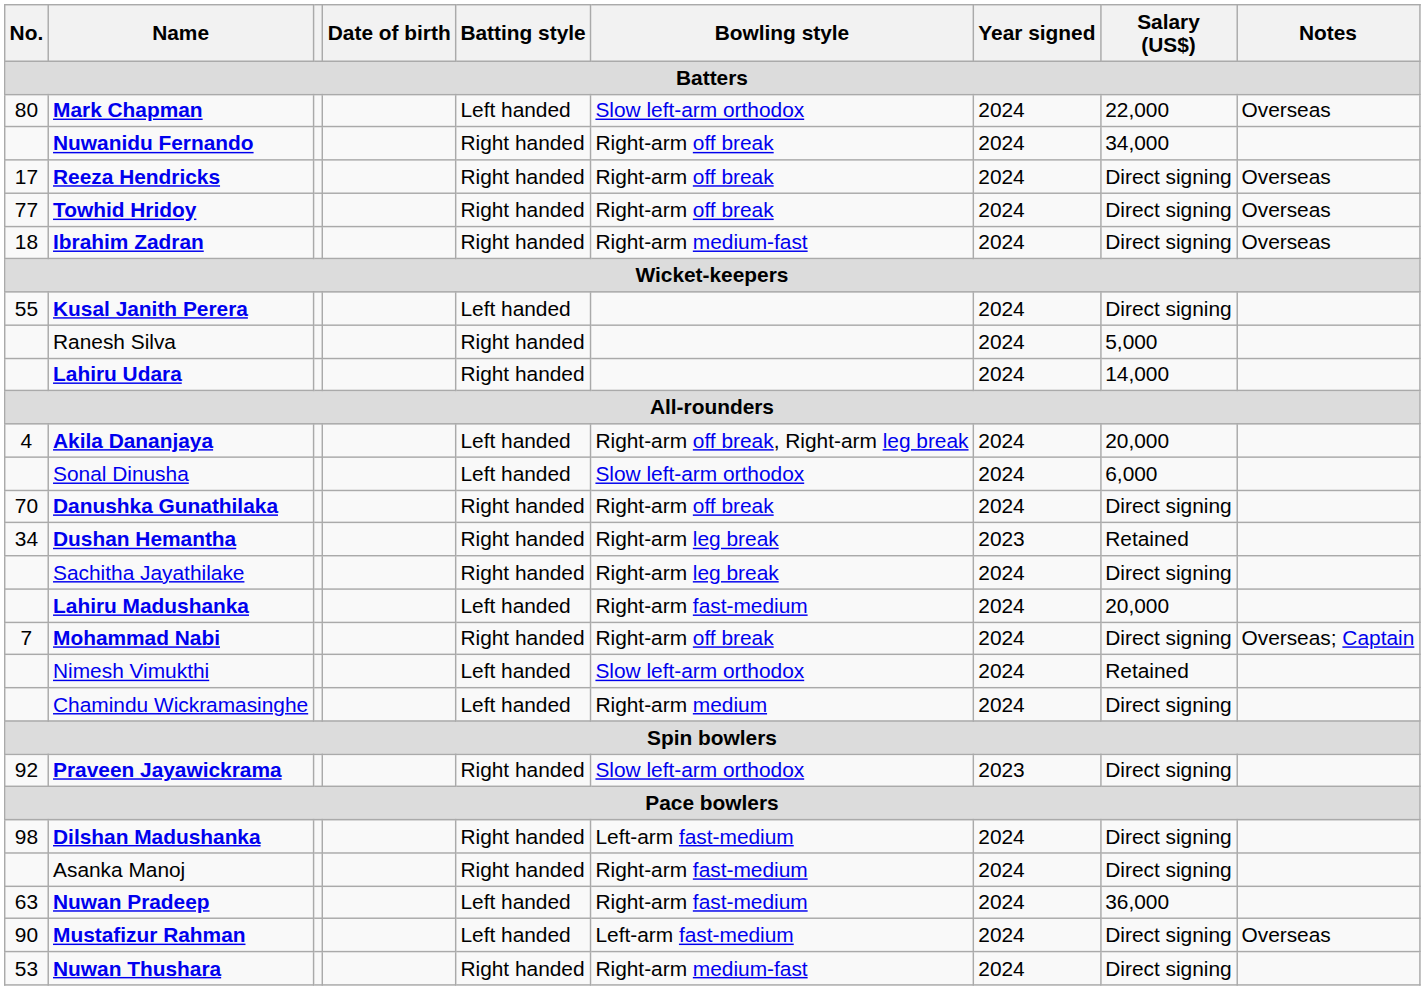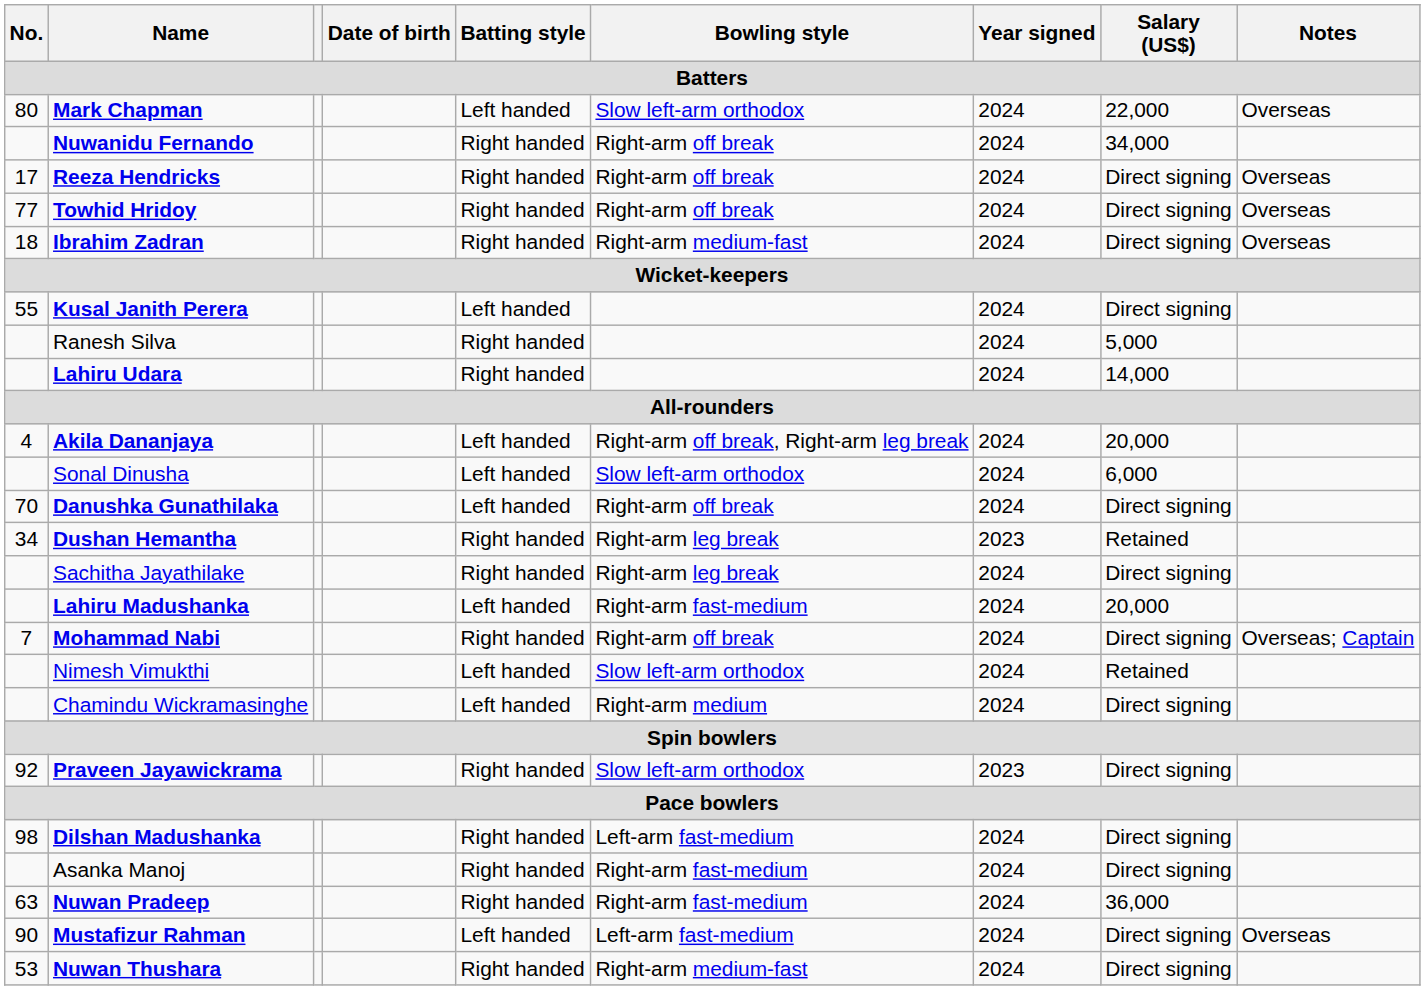(523, 507) Right handed -> (516, 507) Left handed
(516, 902) Left handed -> (523, 902) Right handed
